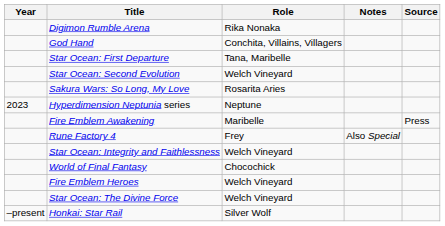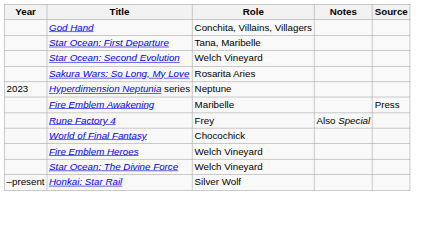- row: (99, 27)
- row: (134, 151)
